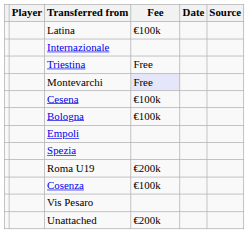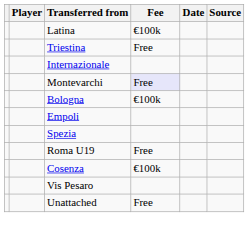rows swapped: (66, 64) <-> (78, 47)
- row: (63, 99)
(147, 168) €200k -> (143, 151) Free
(147, 220) €200k -> (143, 202) Free
